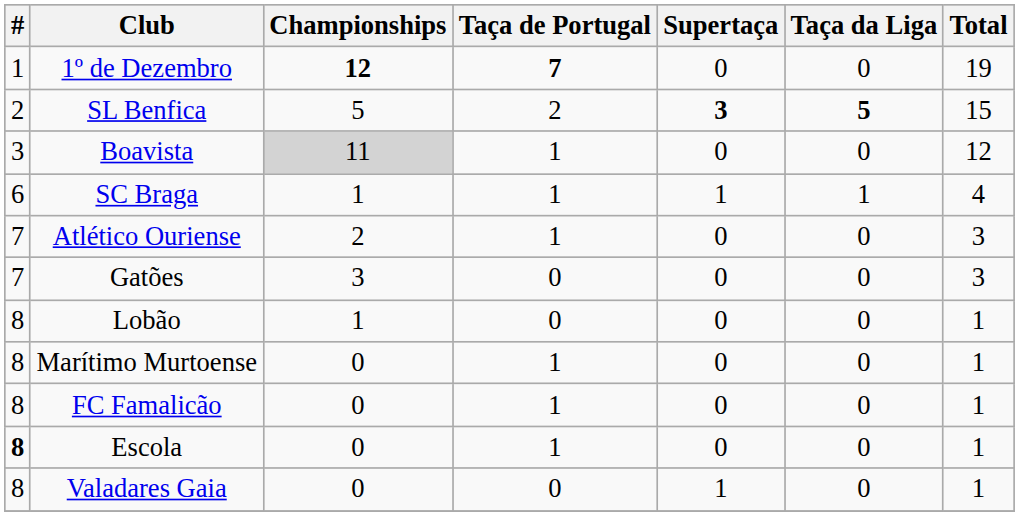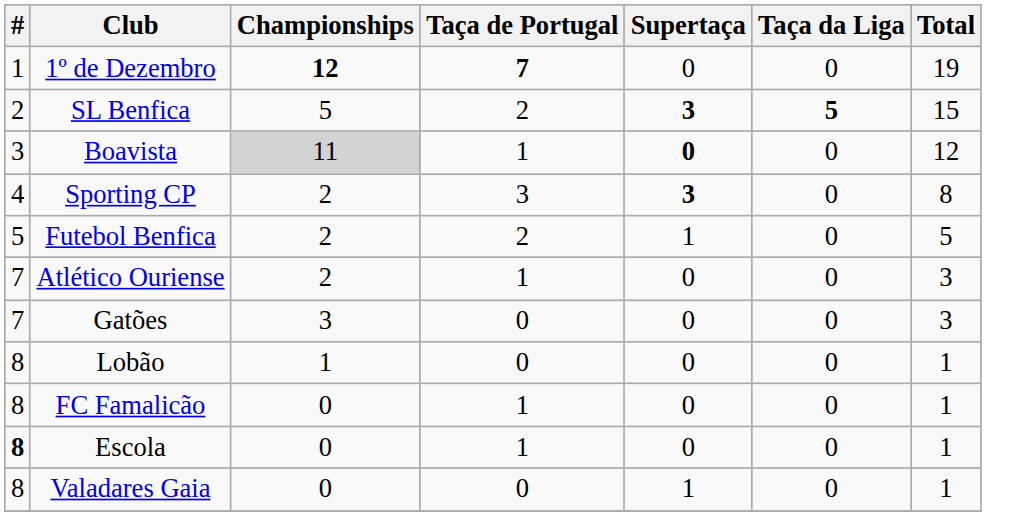(721, 151) normal -> (688, 151) bold
+ row: (130, 194)
+ row: (131, 236)
- row: (147, 194)
- row: (147, 362)
